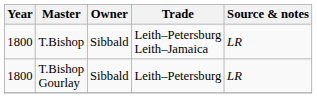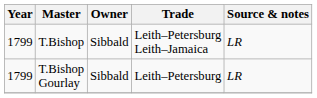(20, 41) 1800 -> (20, 41) 1799
(20, 75) 1800 -> (20, 75) 1799
